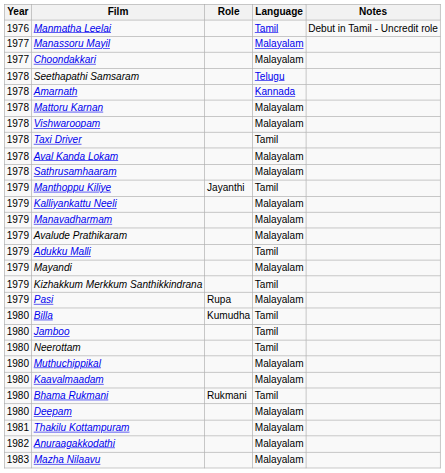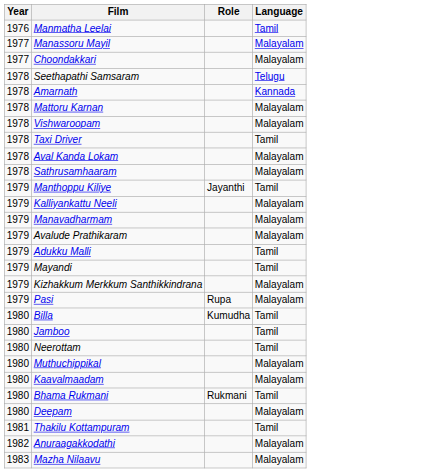- column: (373, 12)
(279, 268) Malayalam -> (267, 268) Tamil
(267, 284) Tamil -> (279, 284) Malayalam
(279, 428) Malayalam -> (267, 428) Tamil
